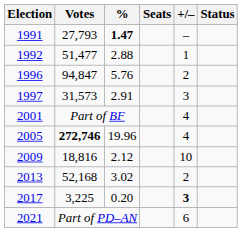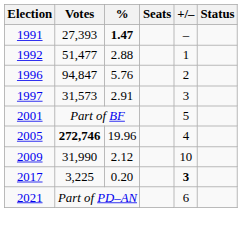(80, 34) 27,793 -> (80, 34) 27,393
(186, 116) 4 -> (186, 116) 5
(80, 156) 18,816 -> (80, 156) 31,990
- row: (30, 177)
